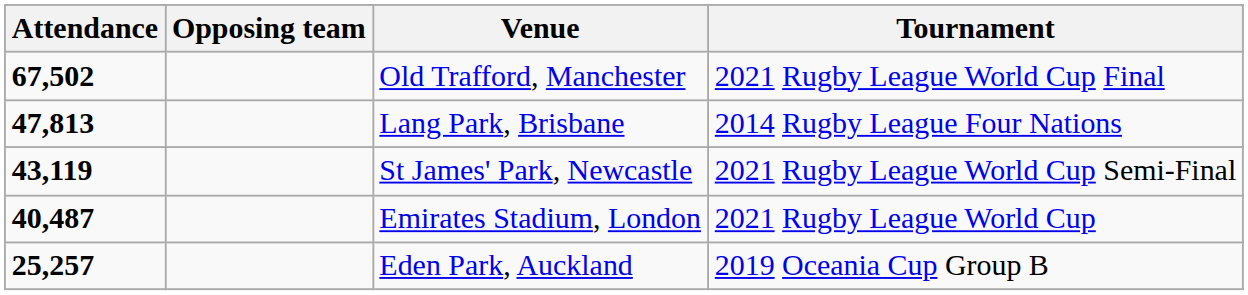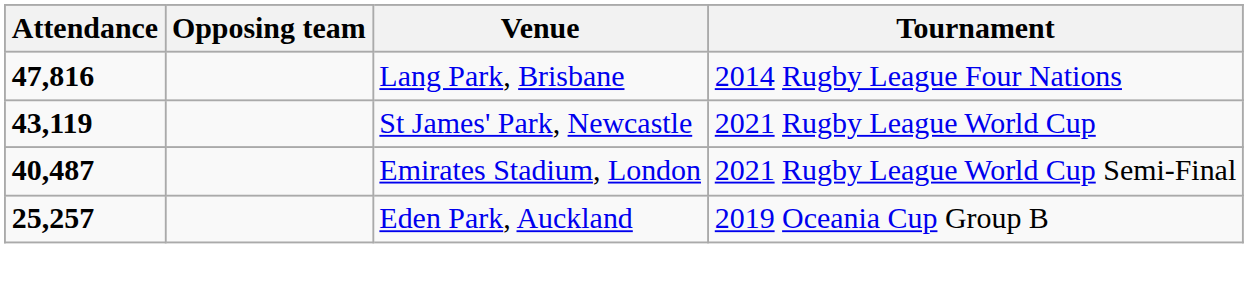- row: (532, 75)
(53, 123) 47,813 -> (53, 75) 47,816
(975, 170) 2021 Rugby League World Cup Semi-Final -> (905, 123) 2021 Rugby League World Cup
(905, 218) 2021 Rugby League World Cup -> (975, 170) 2021 Rugby League World Cup Semi-Final
